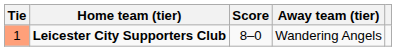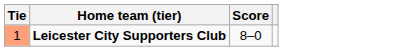- column: (329, 14)
